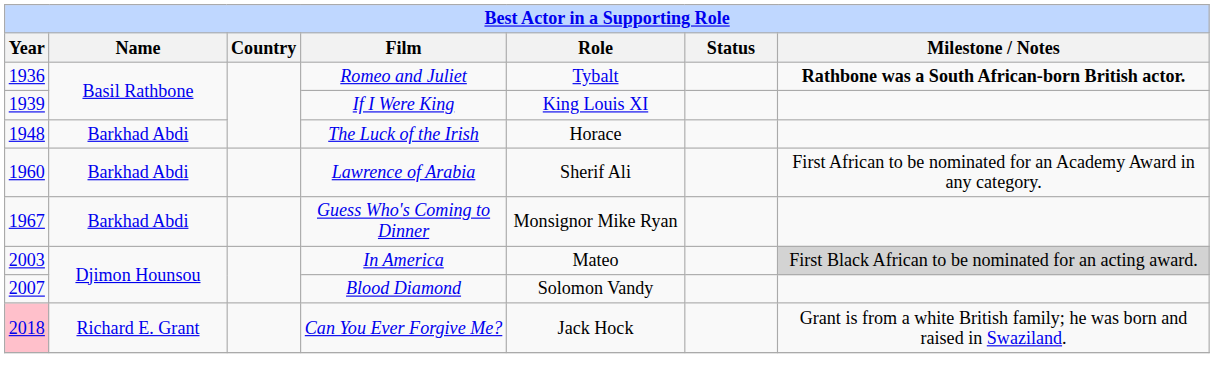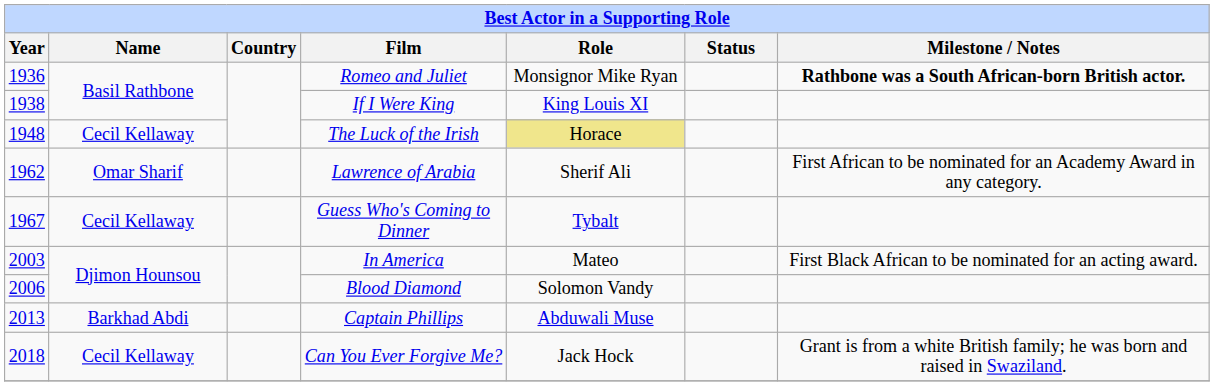(596, 76) Tybalt -> (596, 76) Monsignor Mike Ryan
(27, 104) 1939 -> (27, 104) 1938
(138, 133) Barkhad Abdi -> (138, 133) Cecil Kellaway
(596, 133) no background -> (596, 133) khaki background
(27, 172) 1960 -> (27, 172) 1962
(138, 172) Barkhad Abdi -> (138, 172) Omar Sharif
(138, 221) Barkhad Abdi -> (138, 221) Cecil Kellaway
(596, 221) Monsignor Mike Ryan -> (596, 221) Tybalt
(994, 260) lightgrey background -> (994, 260) no background
(27, 288) 2007 -> (27, 288) 2006
+ row: (404, 317)
(27, 327) pink background -> (27, 356) no background
(138, 327) Richard E. Grant -> (138, 356) Cecil Kellaway
